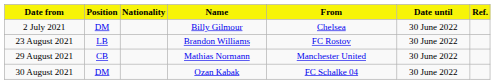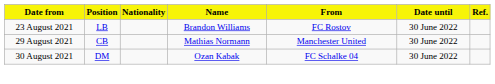- row: (44, 27)
